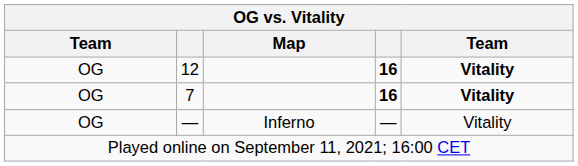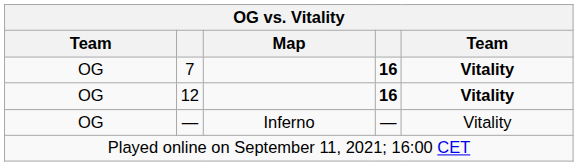rows swapped: (190, 69) <-> (190, 95)
